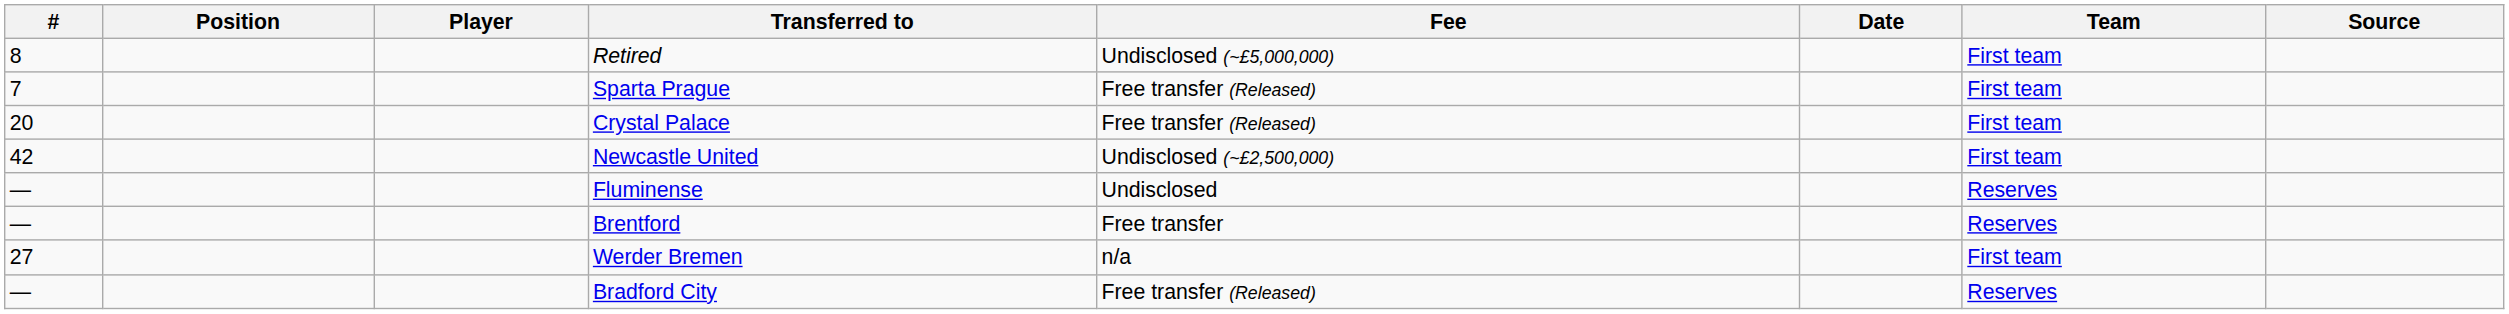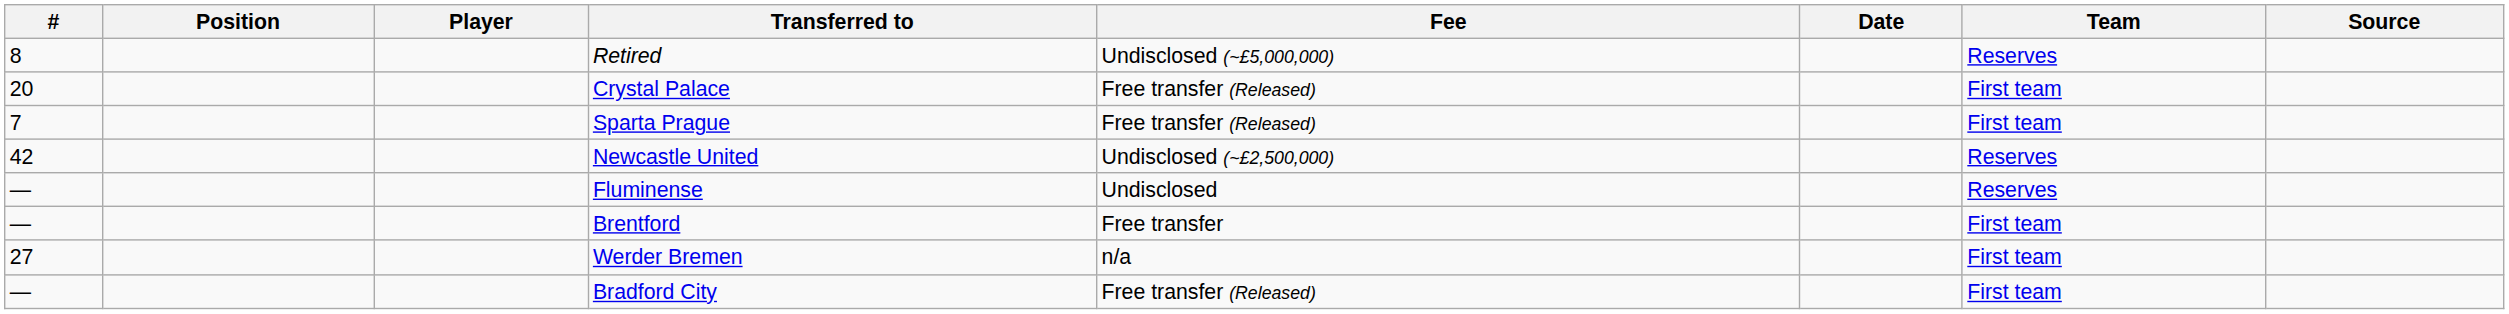(2015, 55) First team -> (2012, 55) Reserves
rows swapped: (661, 123) <-> (661, 89)
(2015, 156) First team -> (2012, 156) Reserves
(2012, 224) Reserves -> (2015, 224) First team
(2012, 291) Reserves -> (2015, 291) First team
